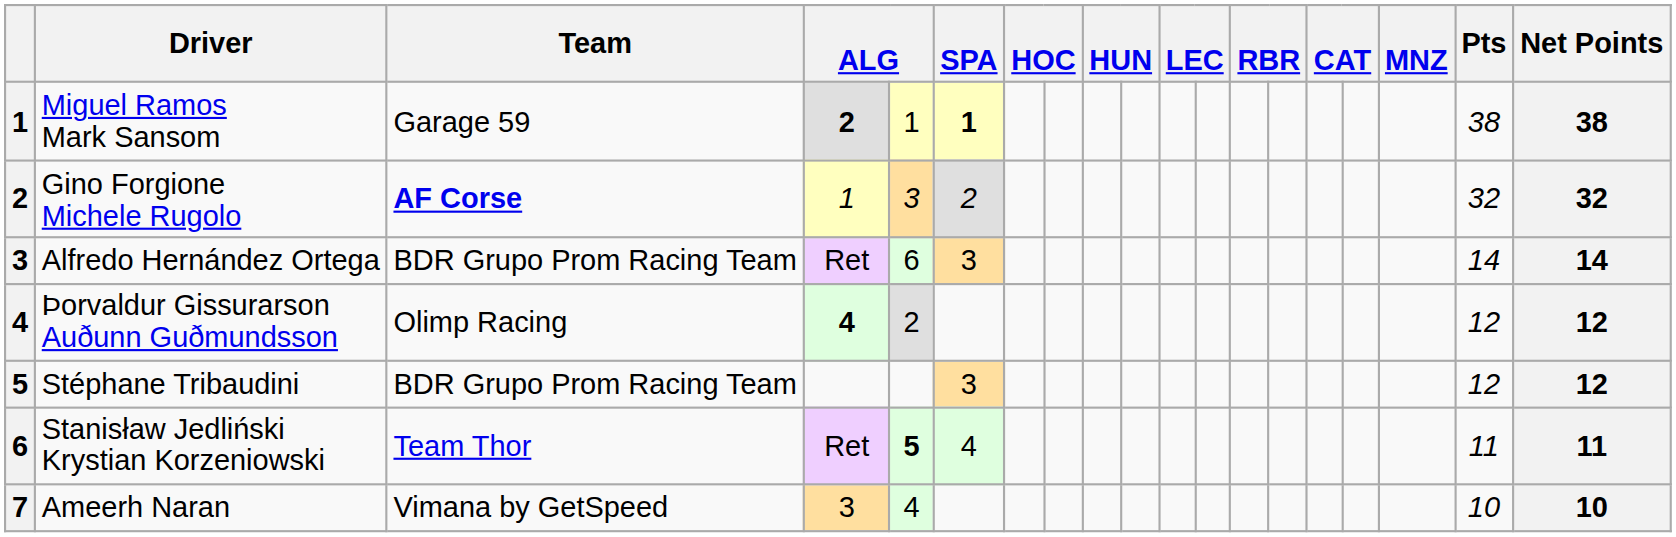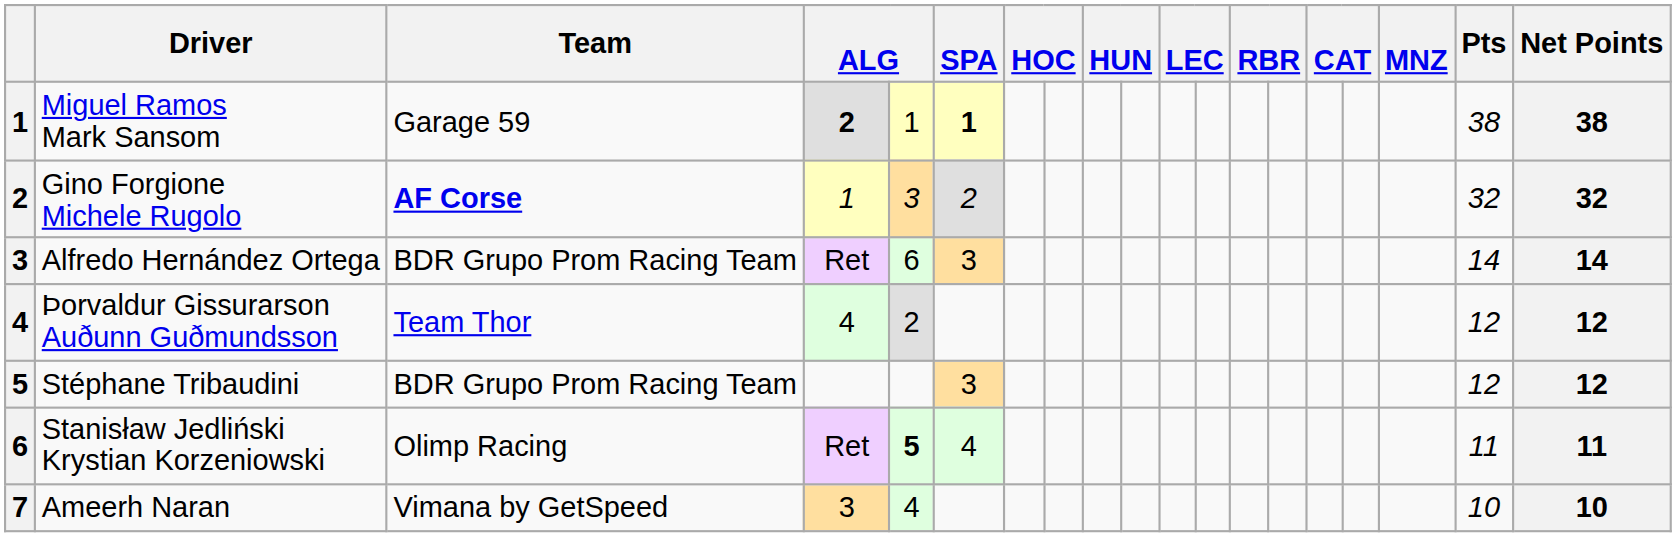(480, 322) Olimp Racing -> (462, 322) Team Thor
(847, 322) bold -> (847, 322) normal
(462, 445) Team Thor -> (480, 445) Olimp Racing
